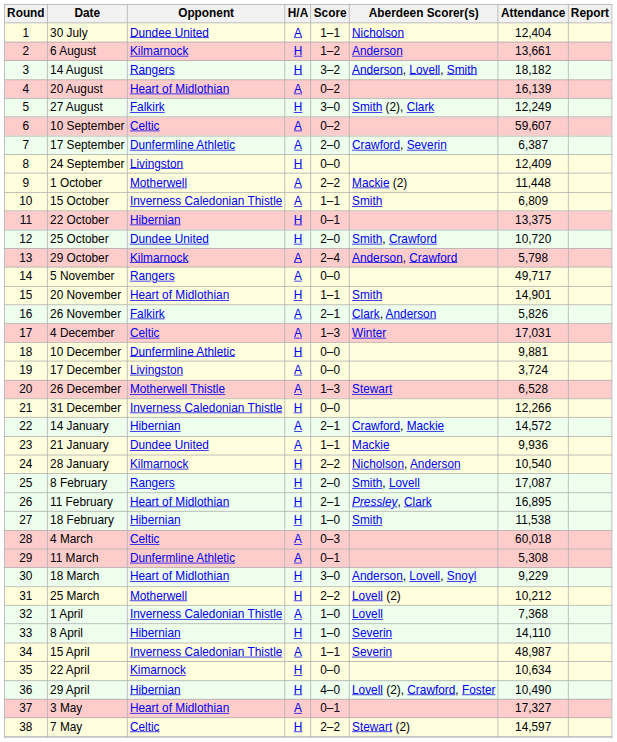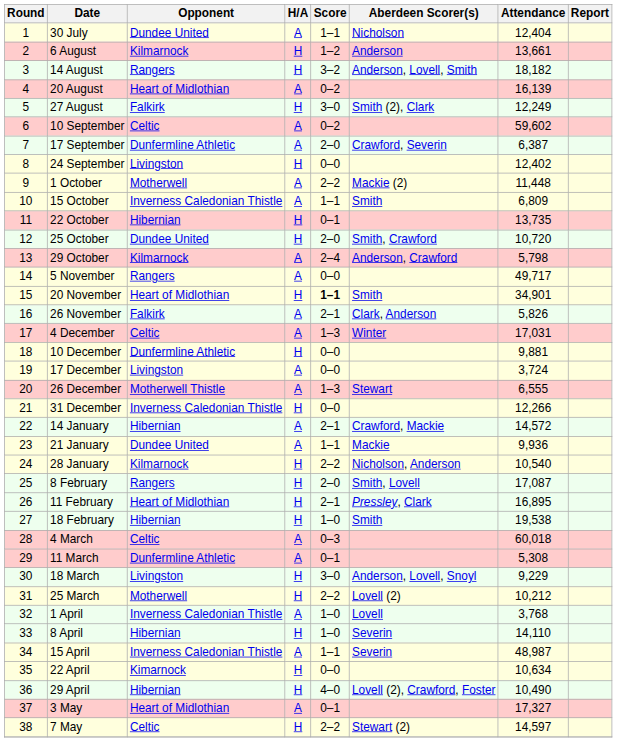(533, 126) 59,607 -> (533, 126) 59,602
(533, 164) 12,409 -> (533, 164) 12,402
(533, 220) 13,375 -> (533, 220) 13,735
(330, 295) normal -> (330, 295) bold
(533, 295) 14,901 -> (533, 295) 34,901
(533, 389) 6,528 -> (533, 389) 6,555
(533, 520) 11,538 -> (533, 520) 19,538
(180, 577) Heart of Midlothian -> (157, 577) Livingston
(533, 614) 7,368 -> (533, 614) 3,768
